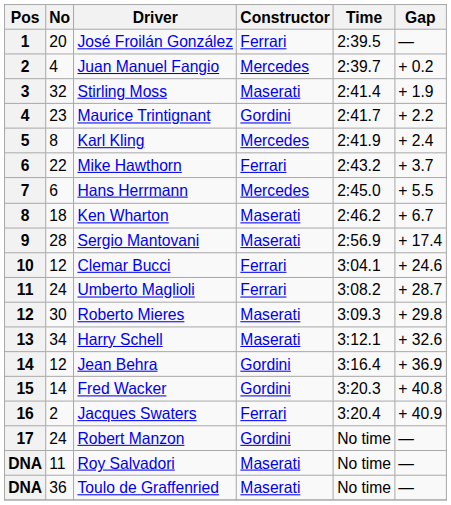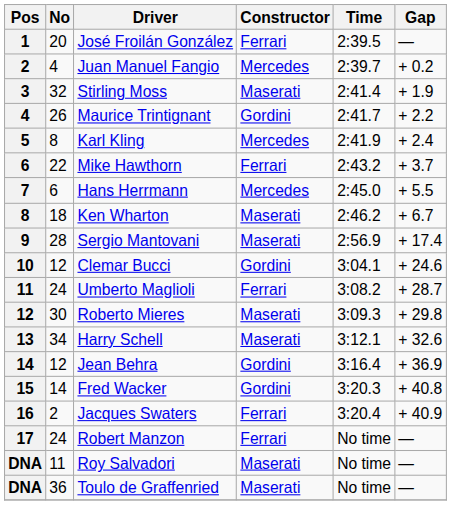(58, 116) 23 -> (58, 116) 26
(263, 265) Ferrari -> (266, 265) Gordini
(266, 438) Gordini -> (263, 438) Ferrari
